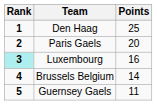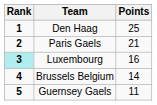(134, 44) 20 -> (134, 44) 21
